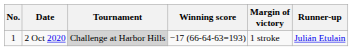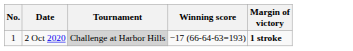- column: (320, 17)
(265, 38) normal -> (266, 38) bold
